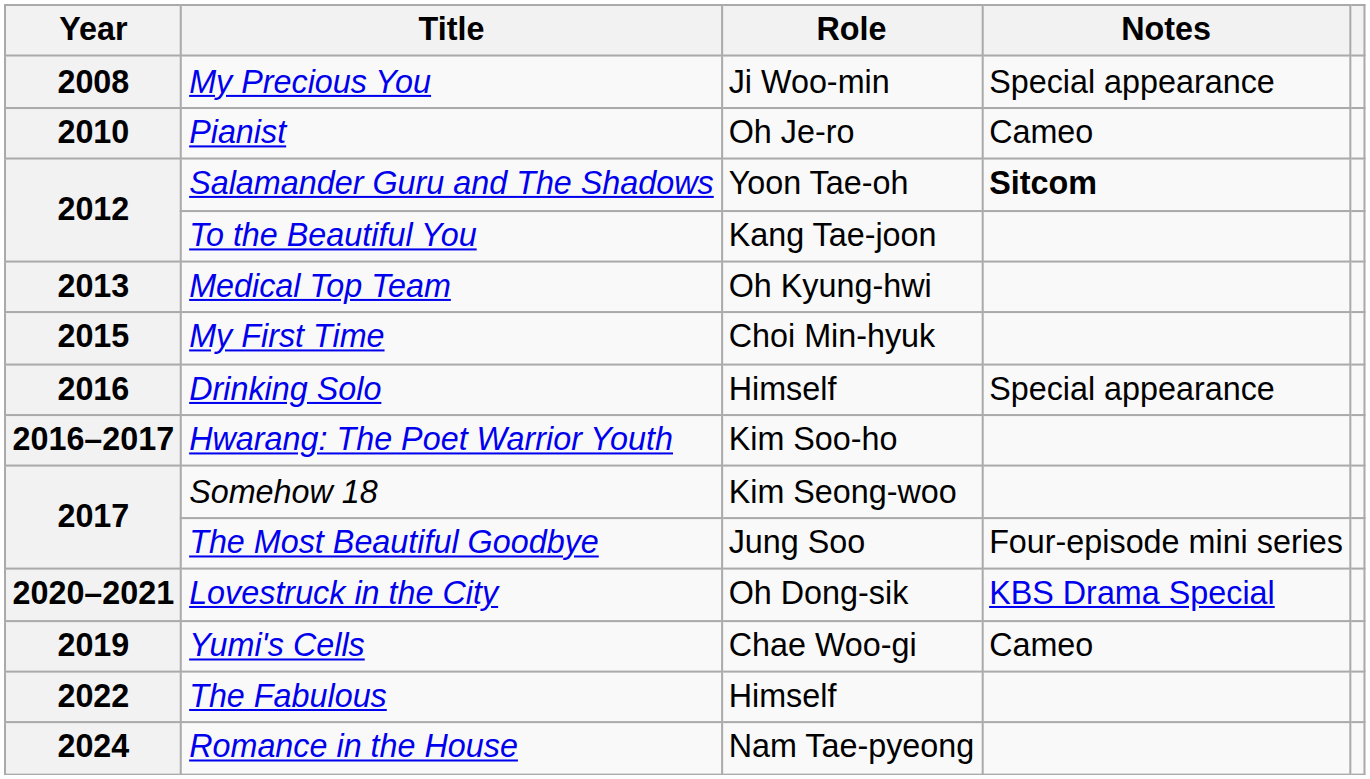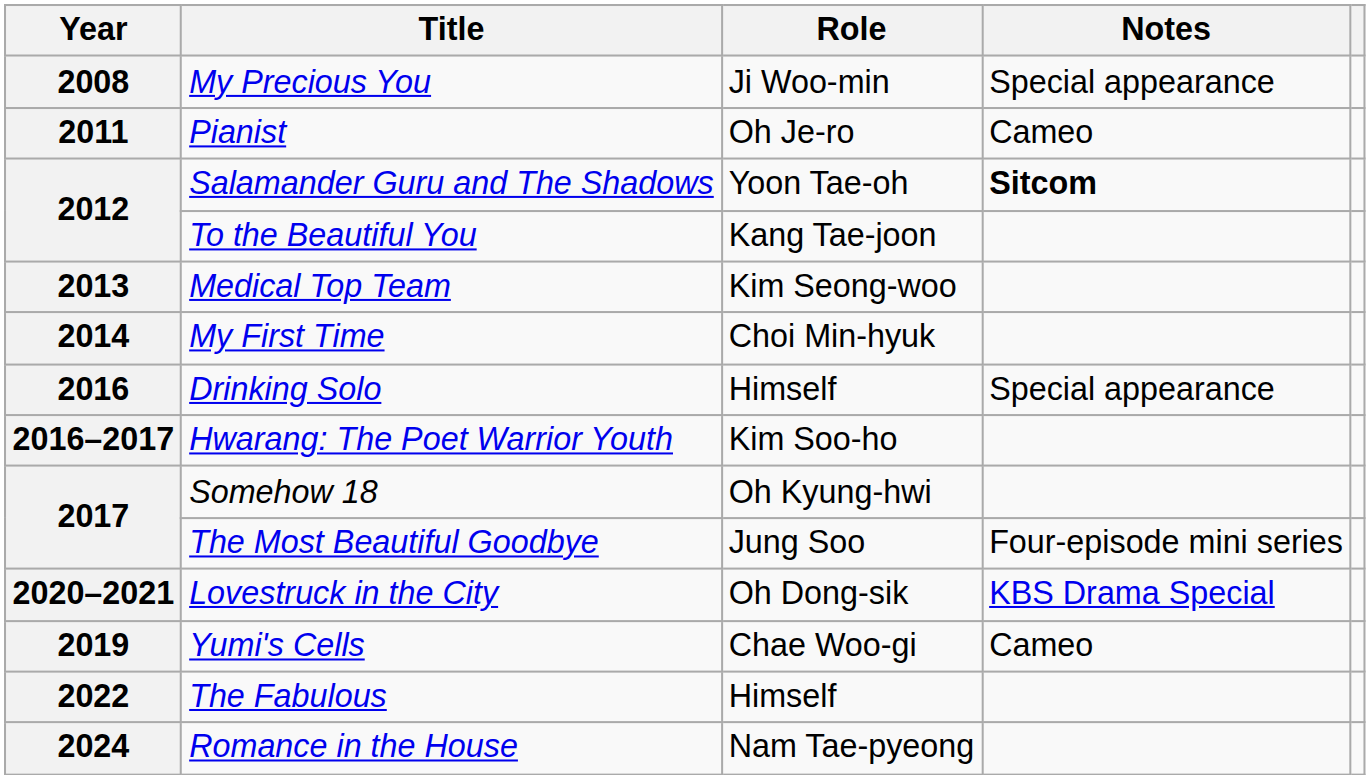(93, 132) 2010 -> (93, 132) 2011
(830, 286) Oh Kyung-hwi -> (843, 286) Kim Seong-woo
(93, 337) 2015 -> (93, 337) 2014
(843, 491) Kim Seong-woo -> (830, 491) Oh Kyung-hwi
